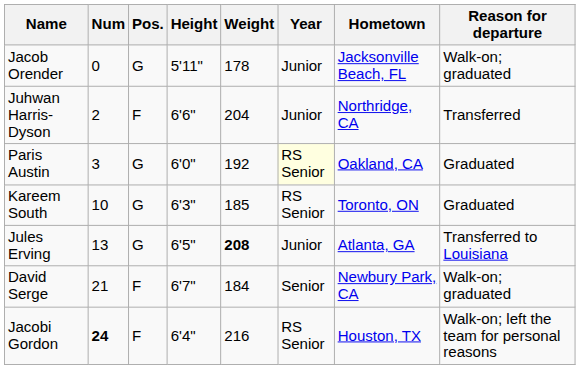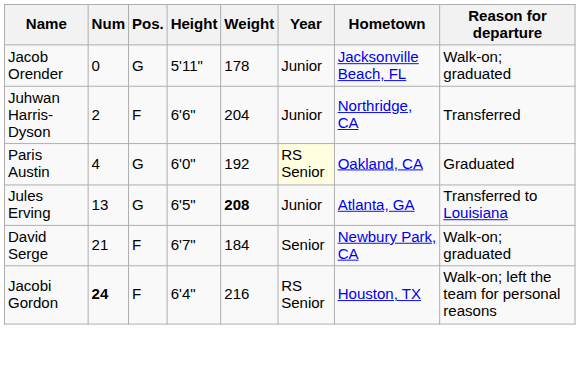(96, 164) 3 -> (96, 164) 4
- row: (34, 204)
